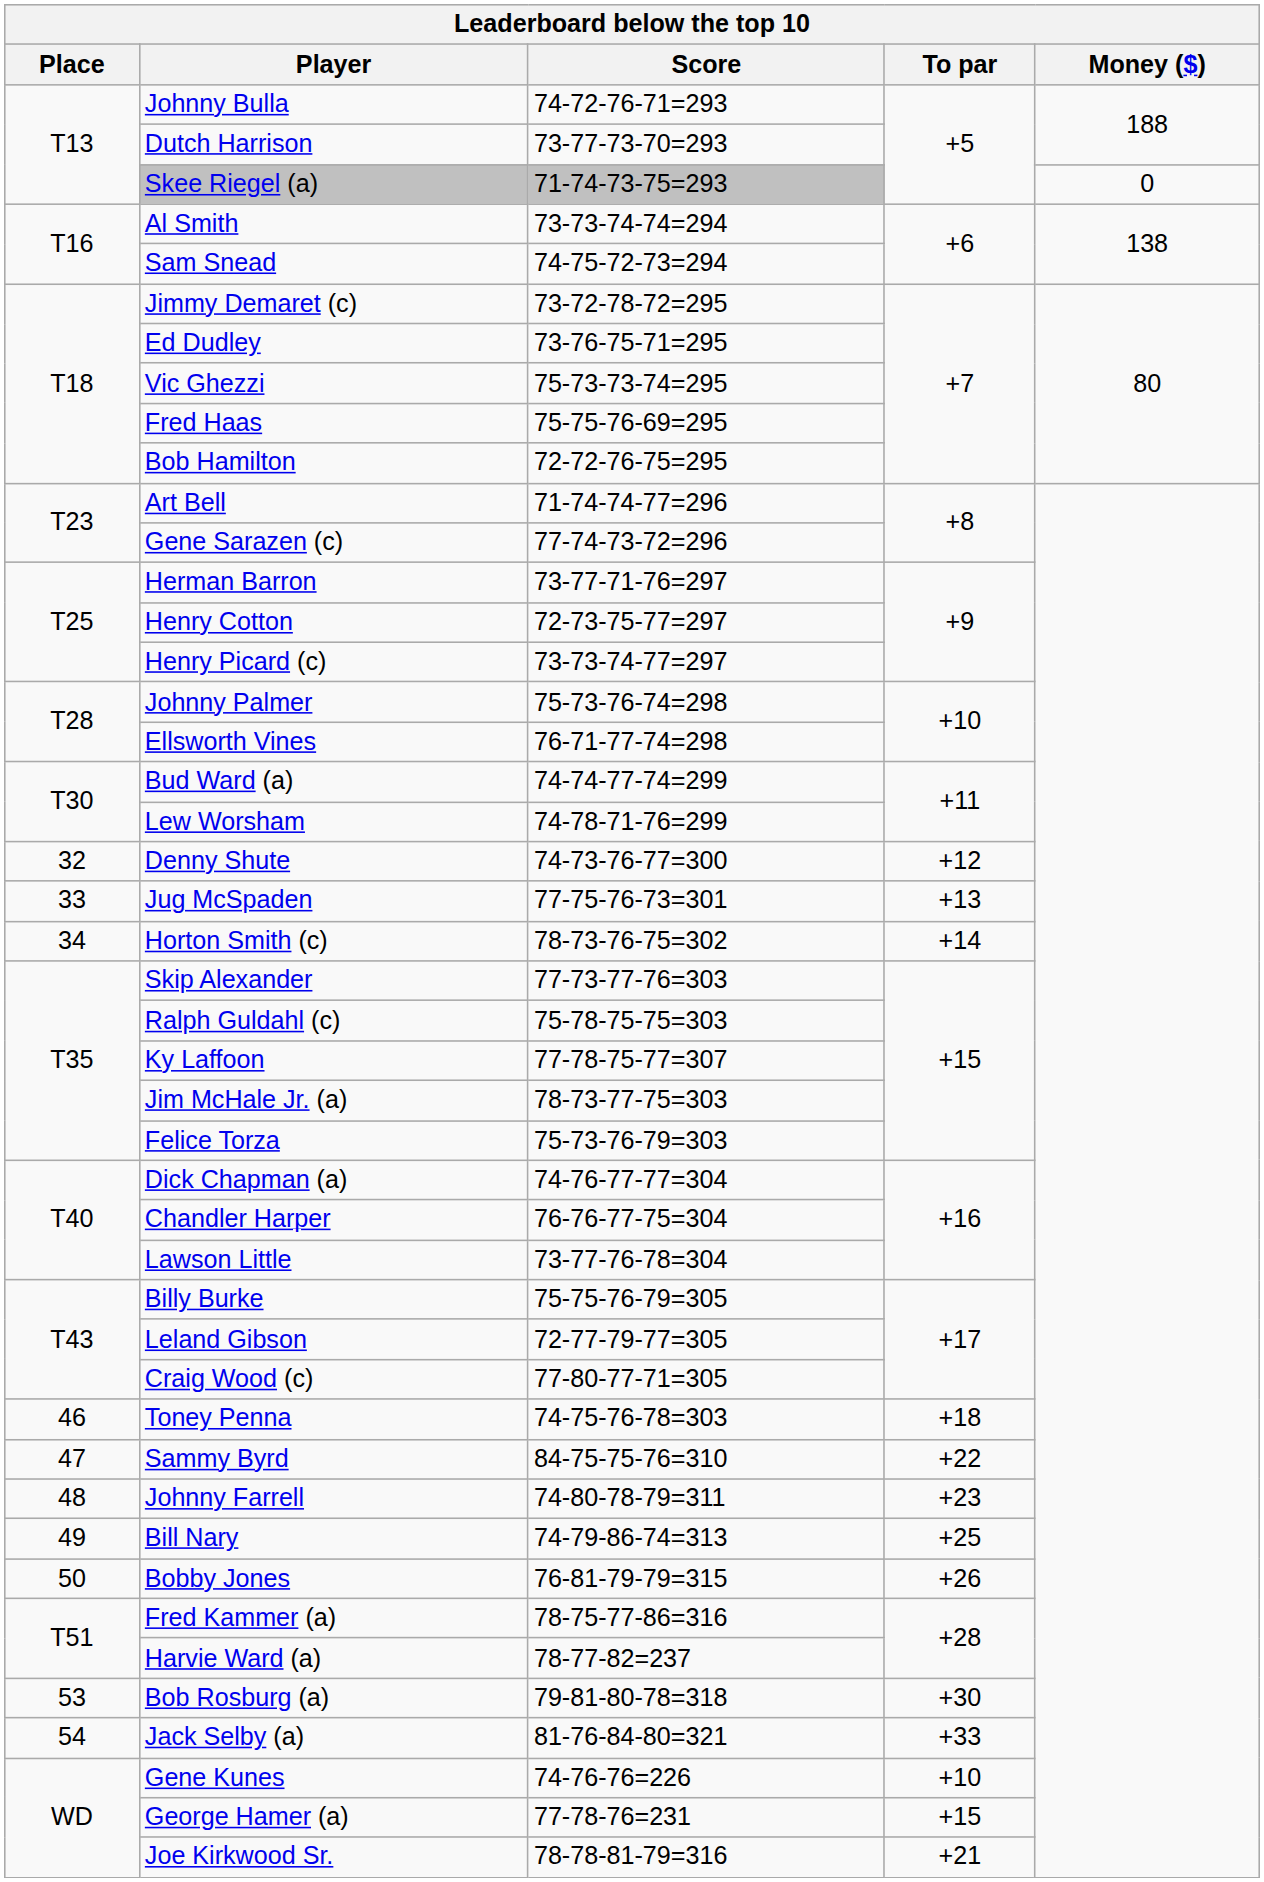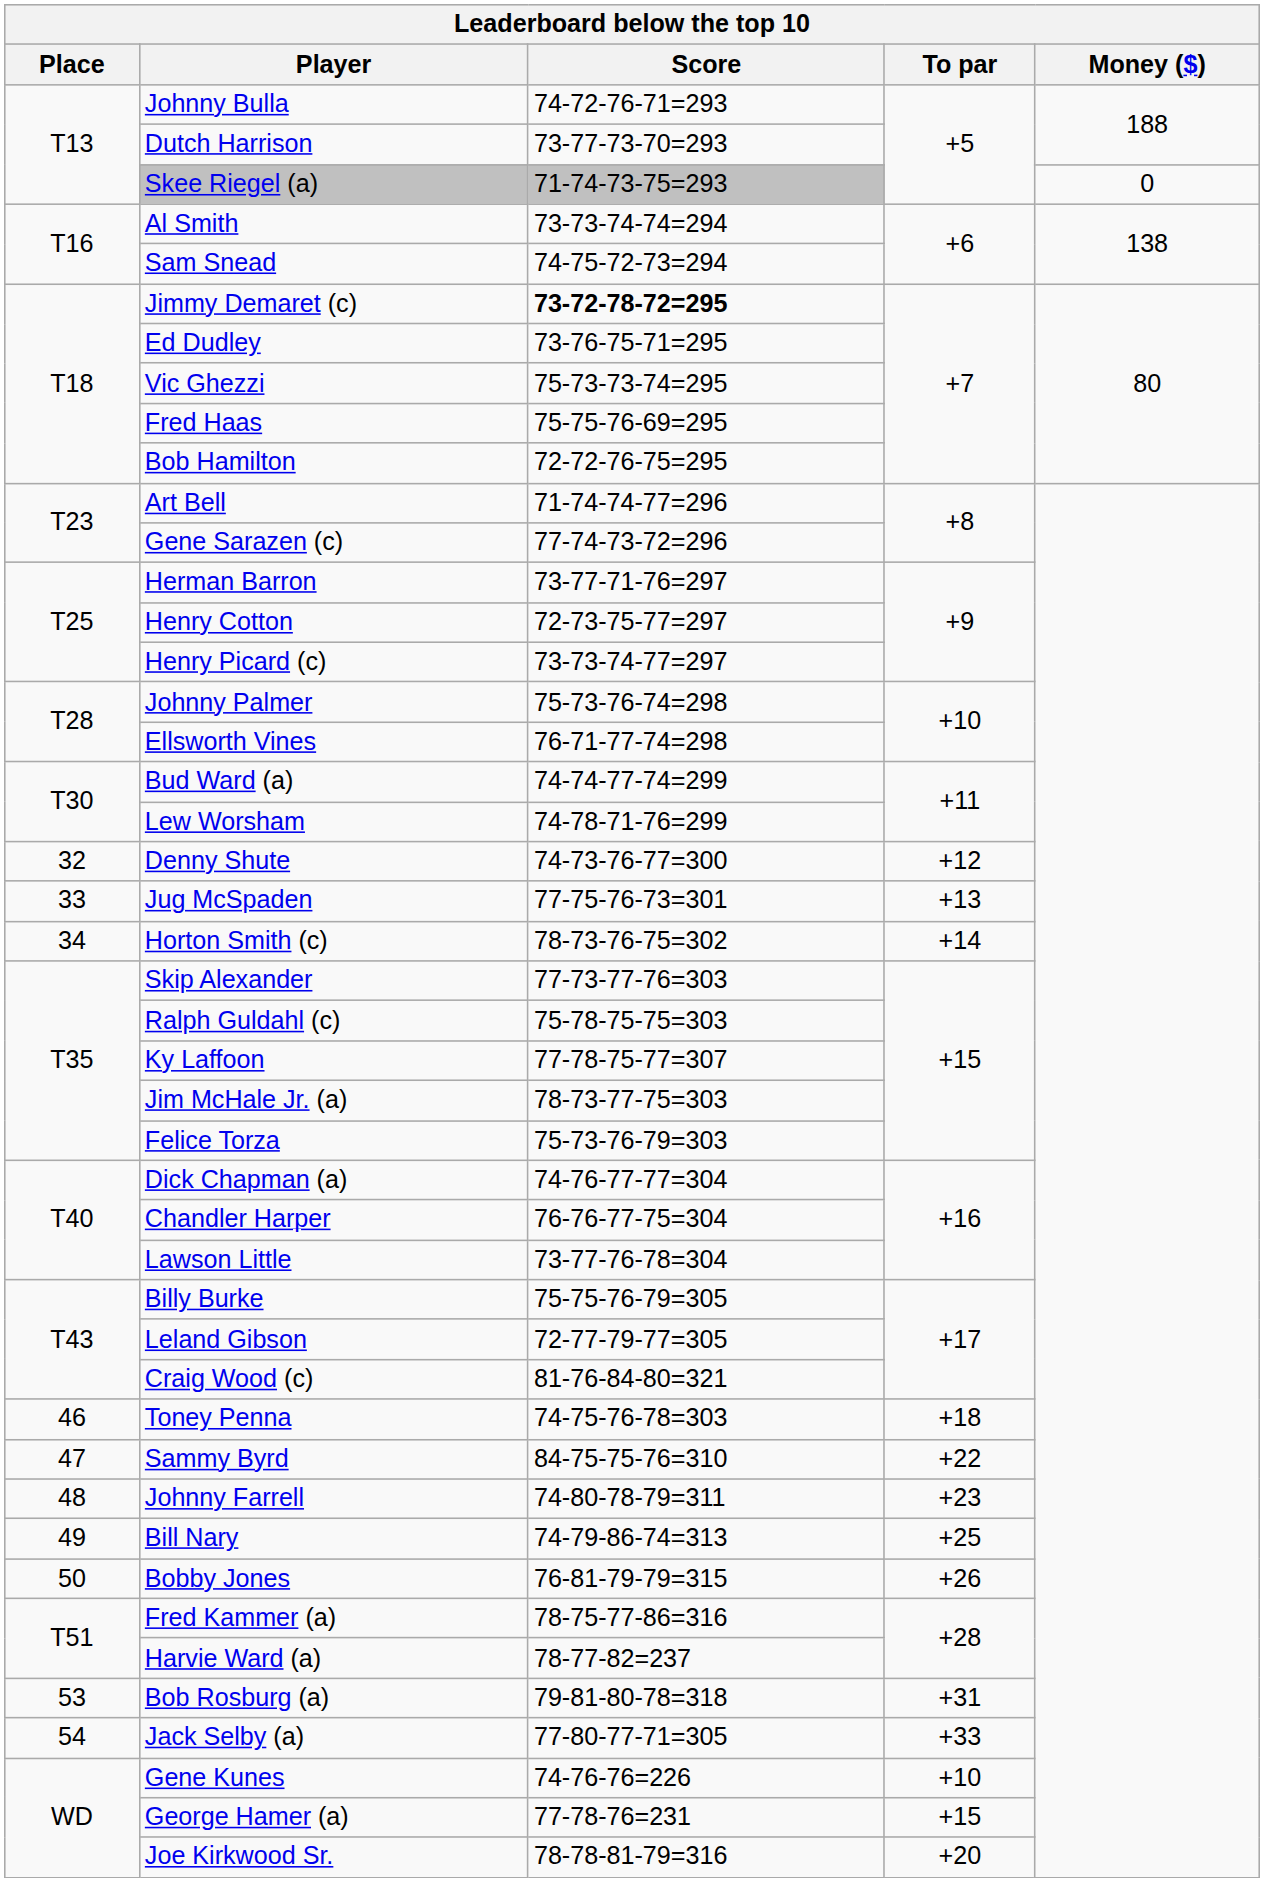(631, 303) normal -> (631, 303) bold
(631, 1378) 77-80-77-71=305 -> (631, 1378) 81-76-84-80=321
(960, 1697) +30 -> (960, 1697) +31
(631, 1737) 81-76-84-80=321 -> (631, 1737) 77-80-77-71=305
(960, 1857) +21 -> (960, 1857) +20
